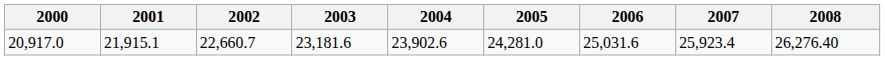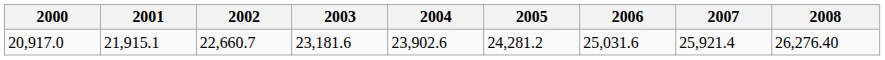(515, 42) 24,281.0 -> (515, 42) 24,281.2
(707, 42) 25,923.4 -> (707, 42) 25,921.4
